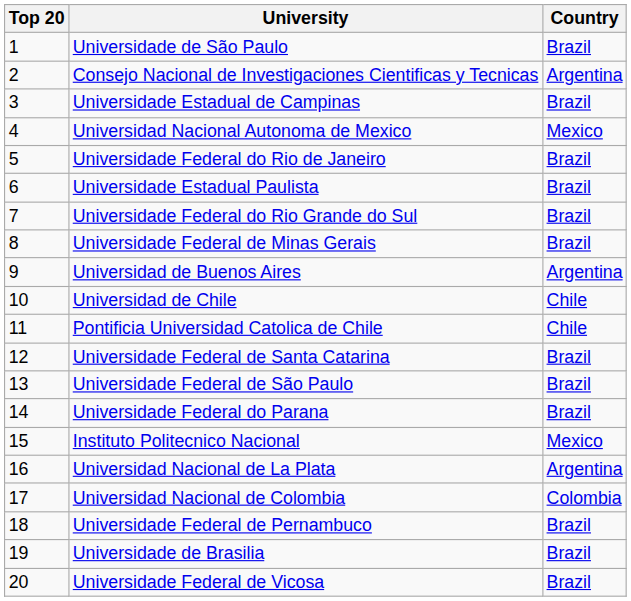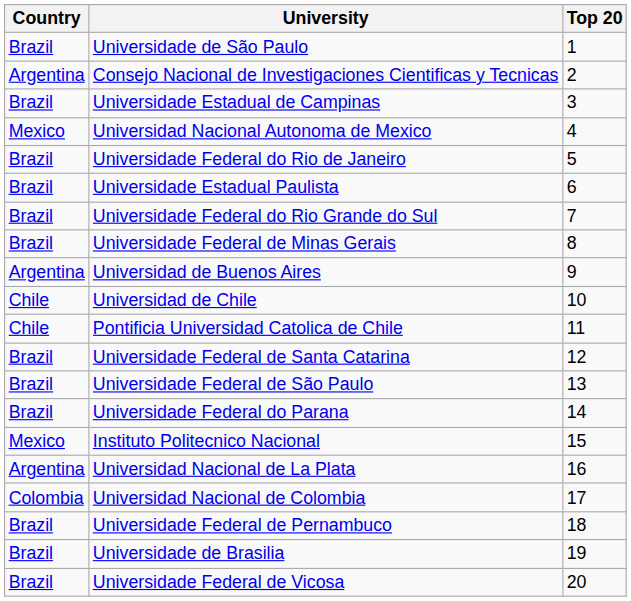columns swapped: (37, 18) <-> (585, 18)
